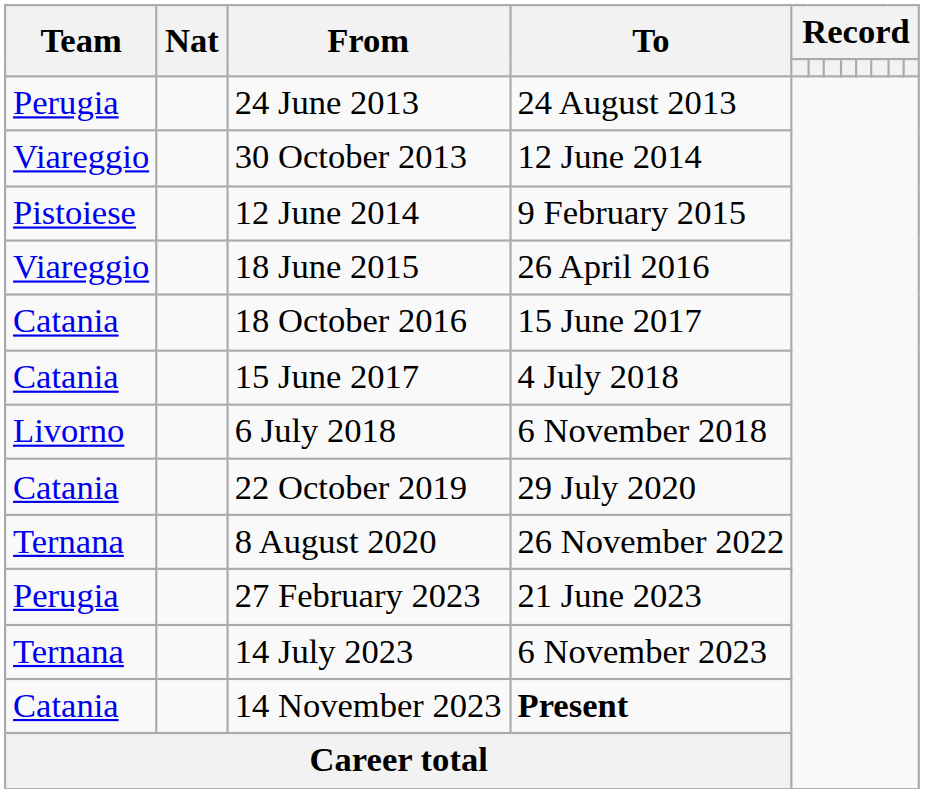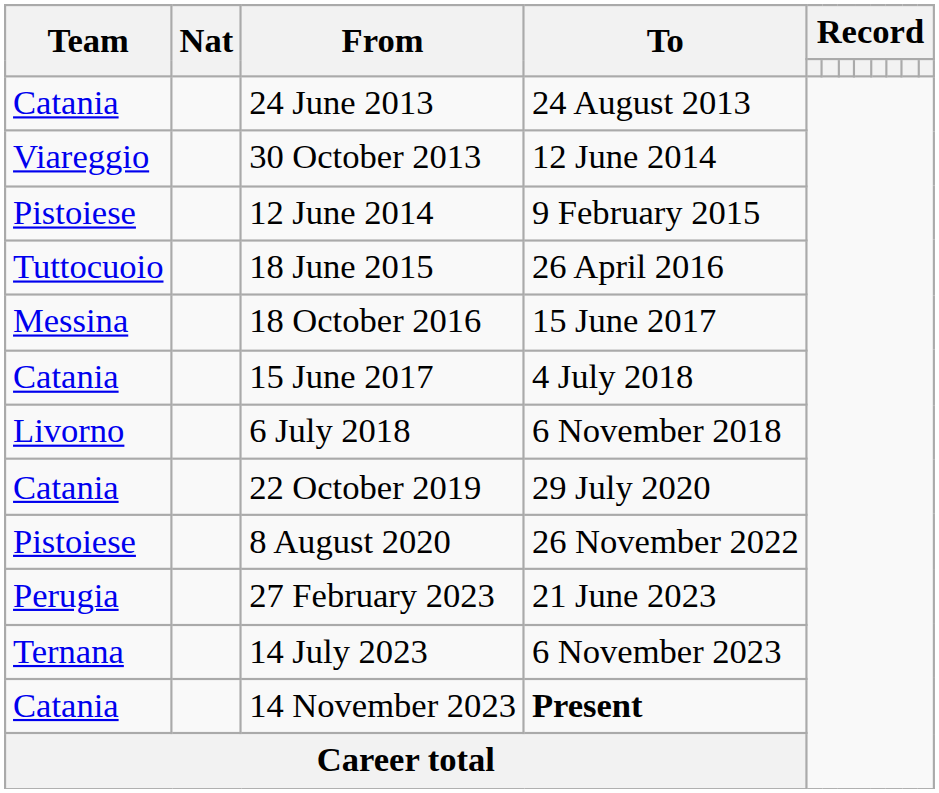(66, 102) Perugia -> (66, 102) Catania
(81, 267) Viareggio -> (88, 267) Tuttocuoio
(66, 321) Catania -> (71, 321) Messina
(68, 541) Ternana -> (74, 541) Pistoiese
